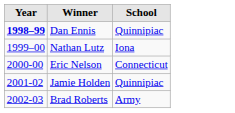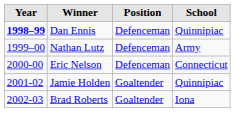+ column: (143, 13)
(125, 47) Iona -> (188, 47) Army
(128, 99) Army -> (185, 99) Iona
